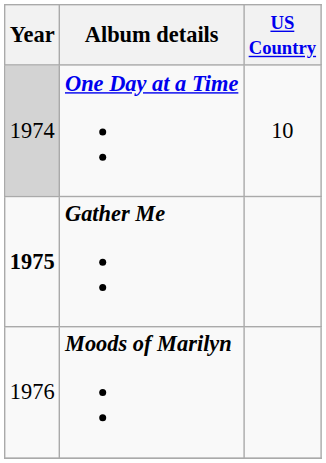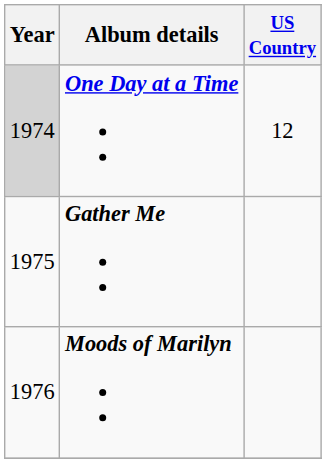(282, 130) 10 -> (282, 130) 12
(32, 261) bold -> (32, 261) normal
